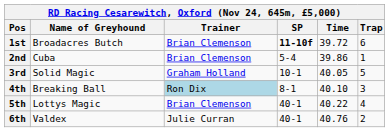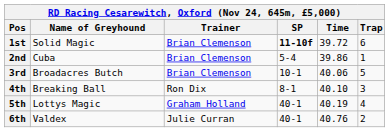(78, 42) Broadacres Butch -> (64, 42) Solid Magic
(64, 73) Solid Magic -> (78, 73) Broadacres Butch
(206, 73) Graham Holland -> (209, 73) Brian Clemenson
(334, 73) 40.05 -> (334, 73) 40.06
(186, 88) lightblue background -> (186, 88) no background
(209, 104) Brian Clemenson -> (206, 104) Graham Holland
(334, 104) 40.22 -> (334, 104) 40.19
